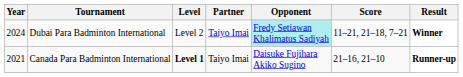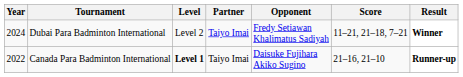(291, 33) paleturquoise background -> (291, 33) no background
(16, 60) 2021 -> (16, 60) 2022
